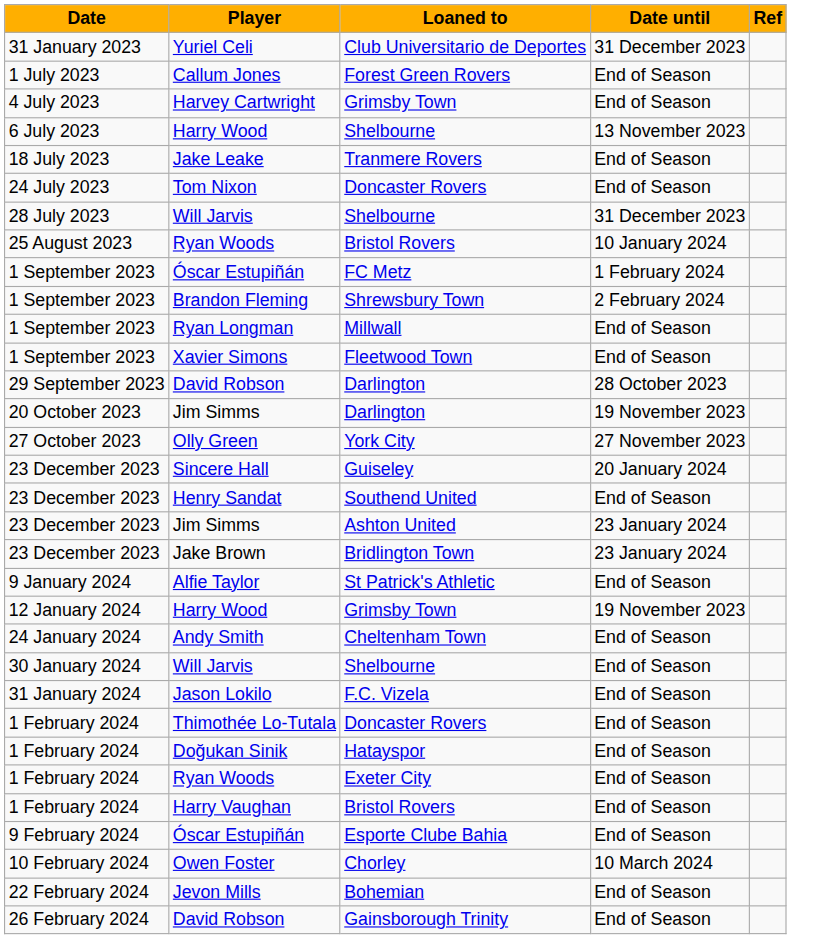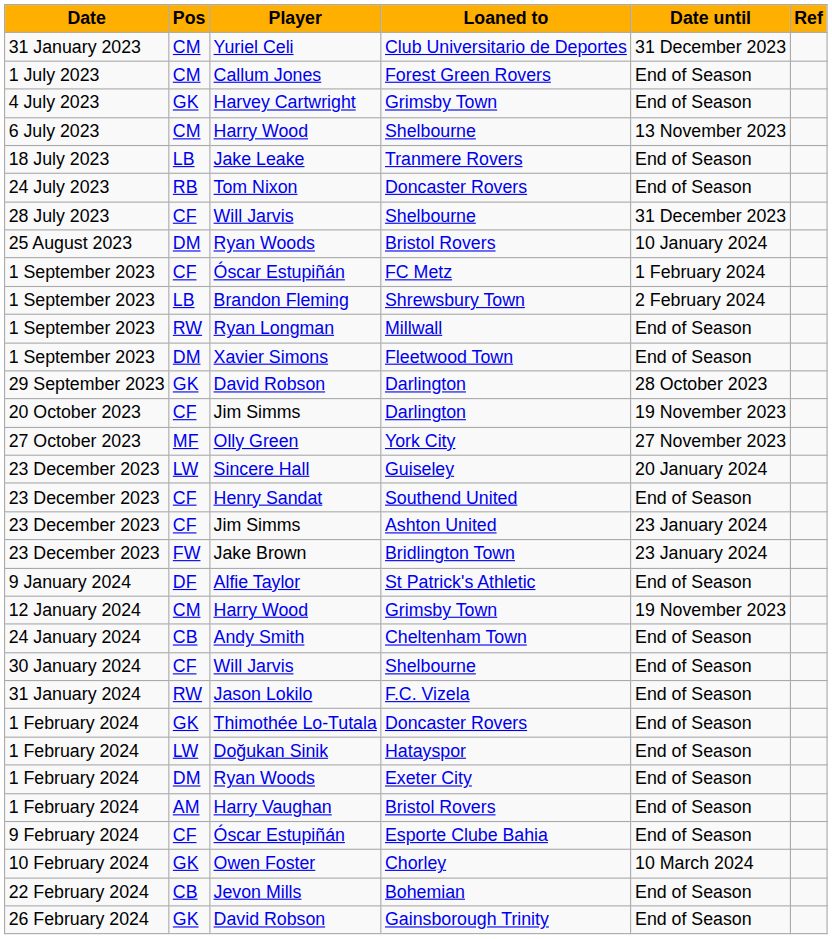+ column: (189, 18)
